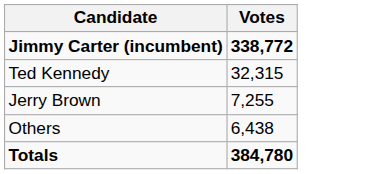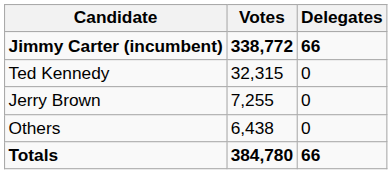+ column: (342, 18)
